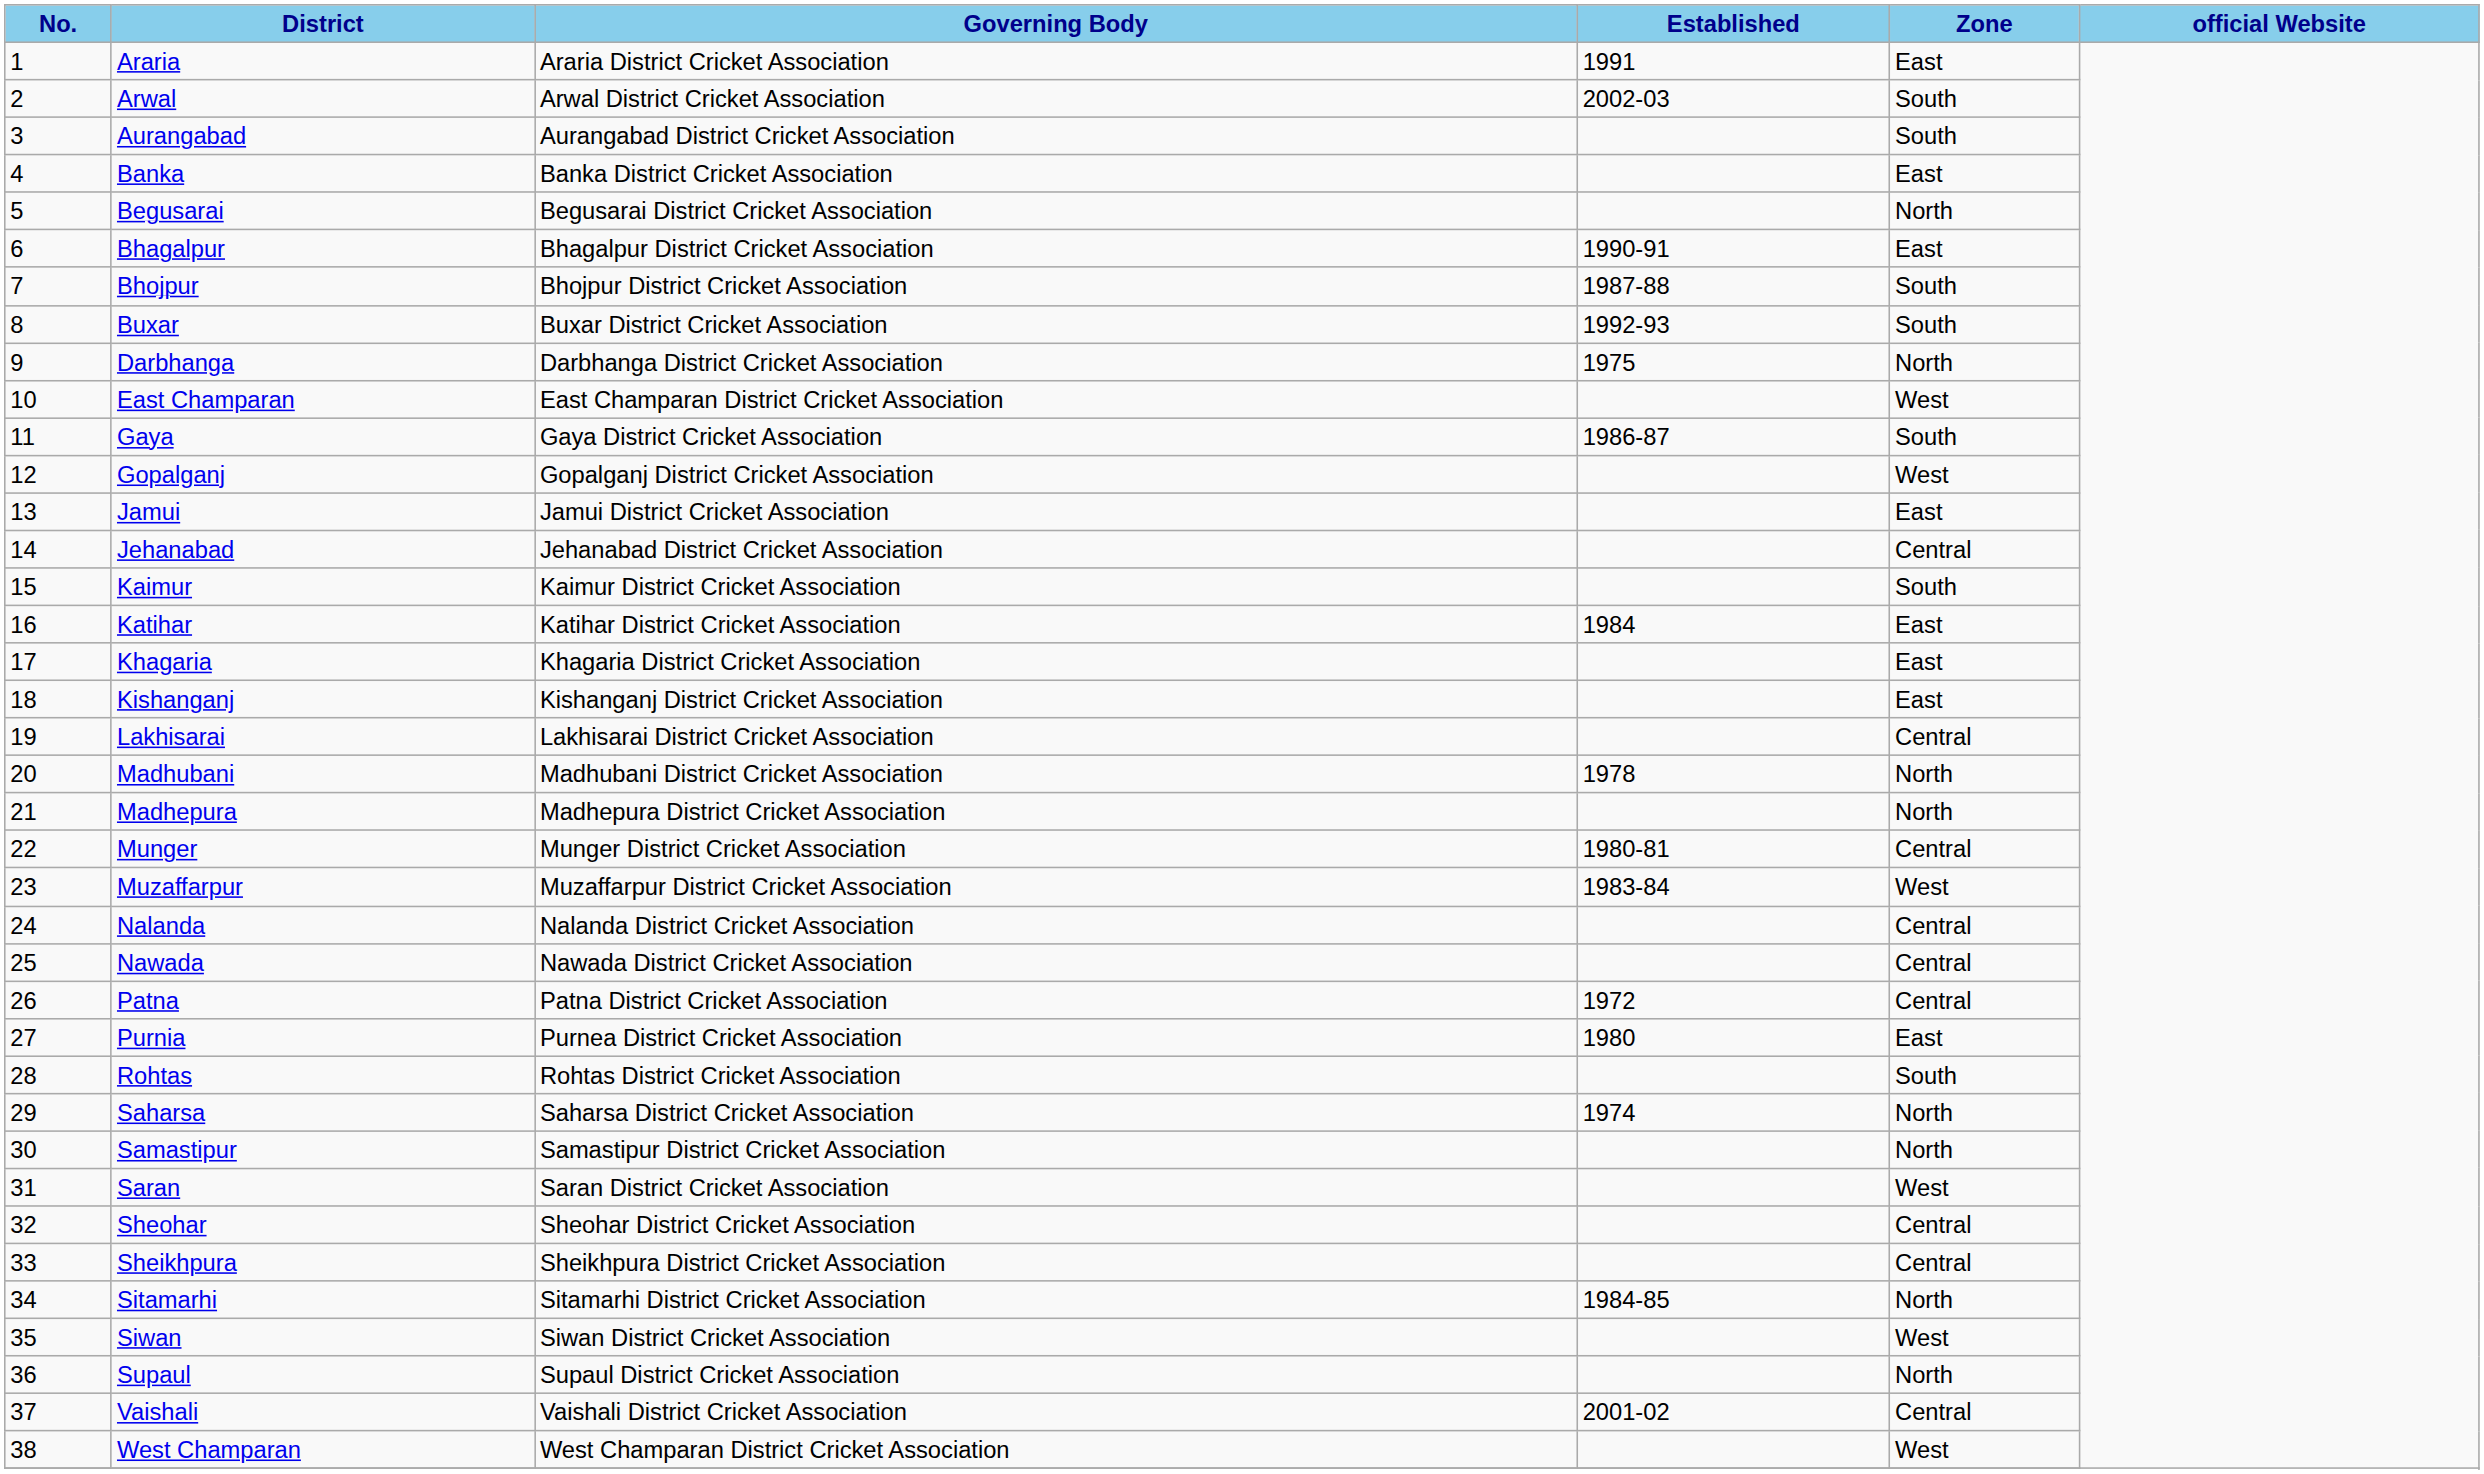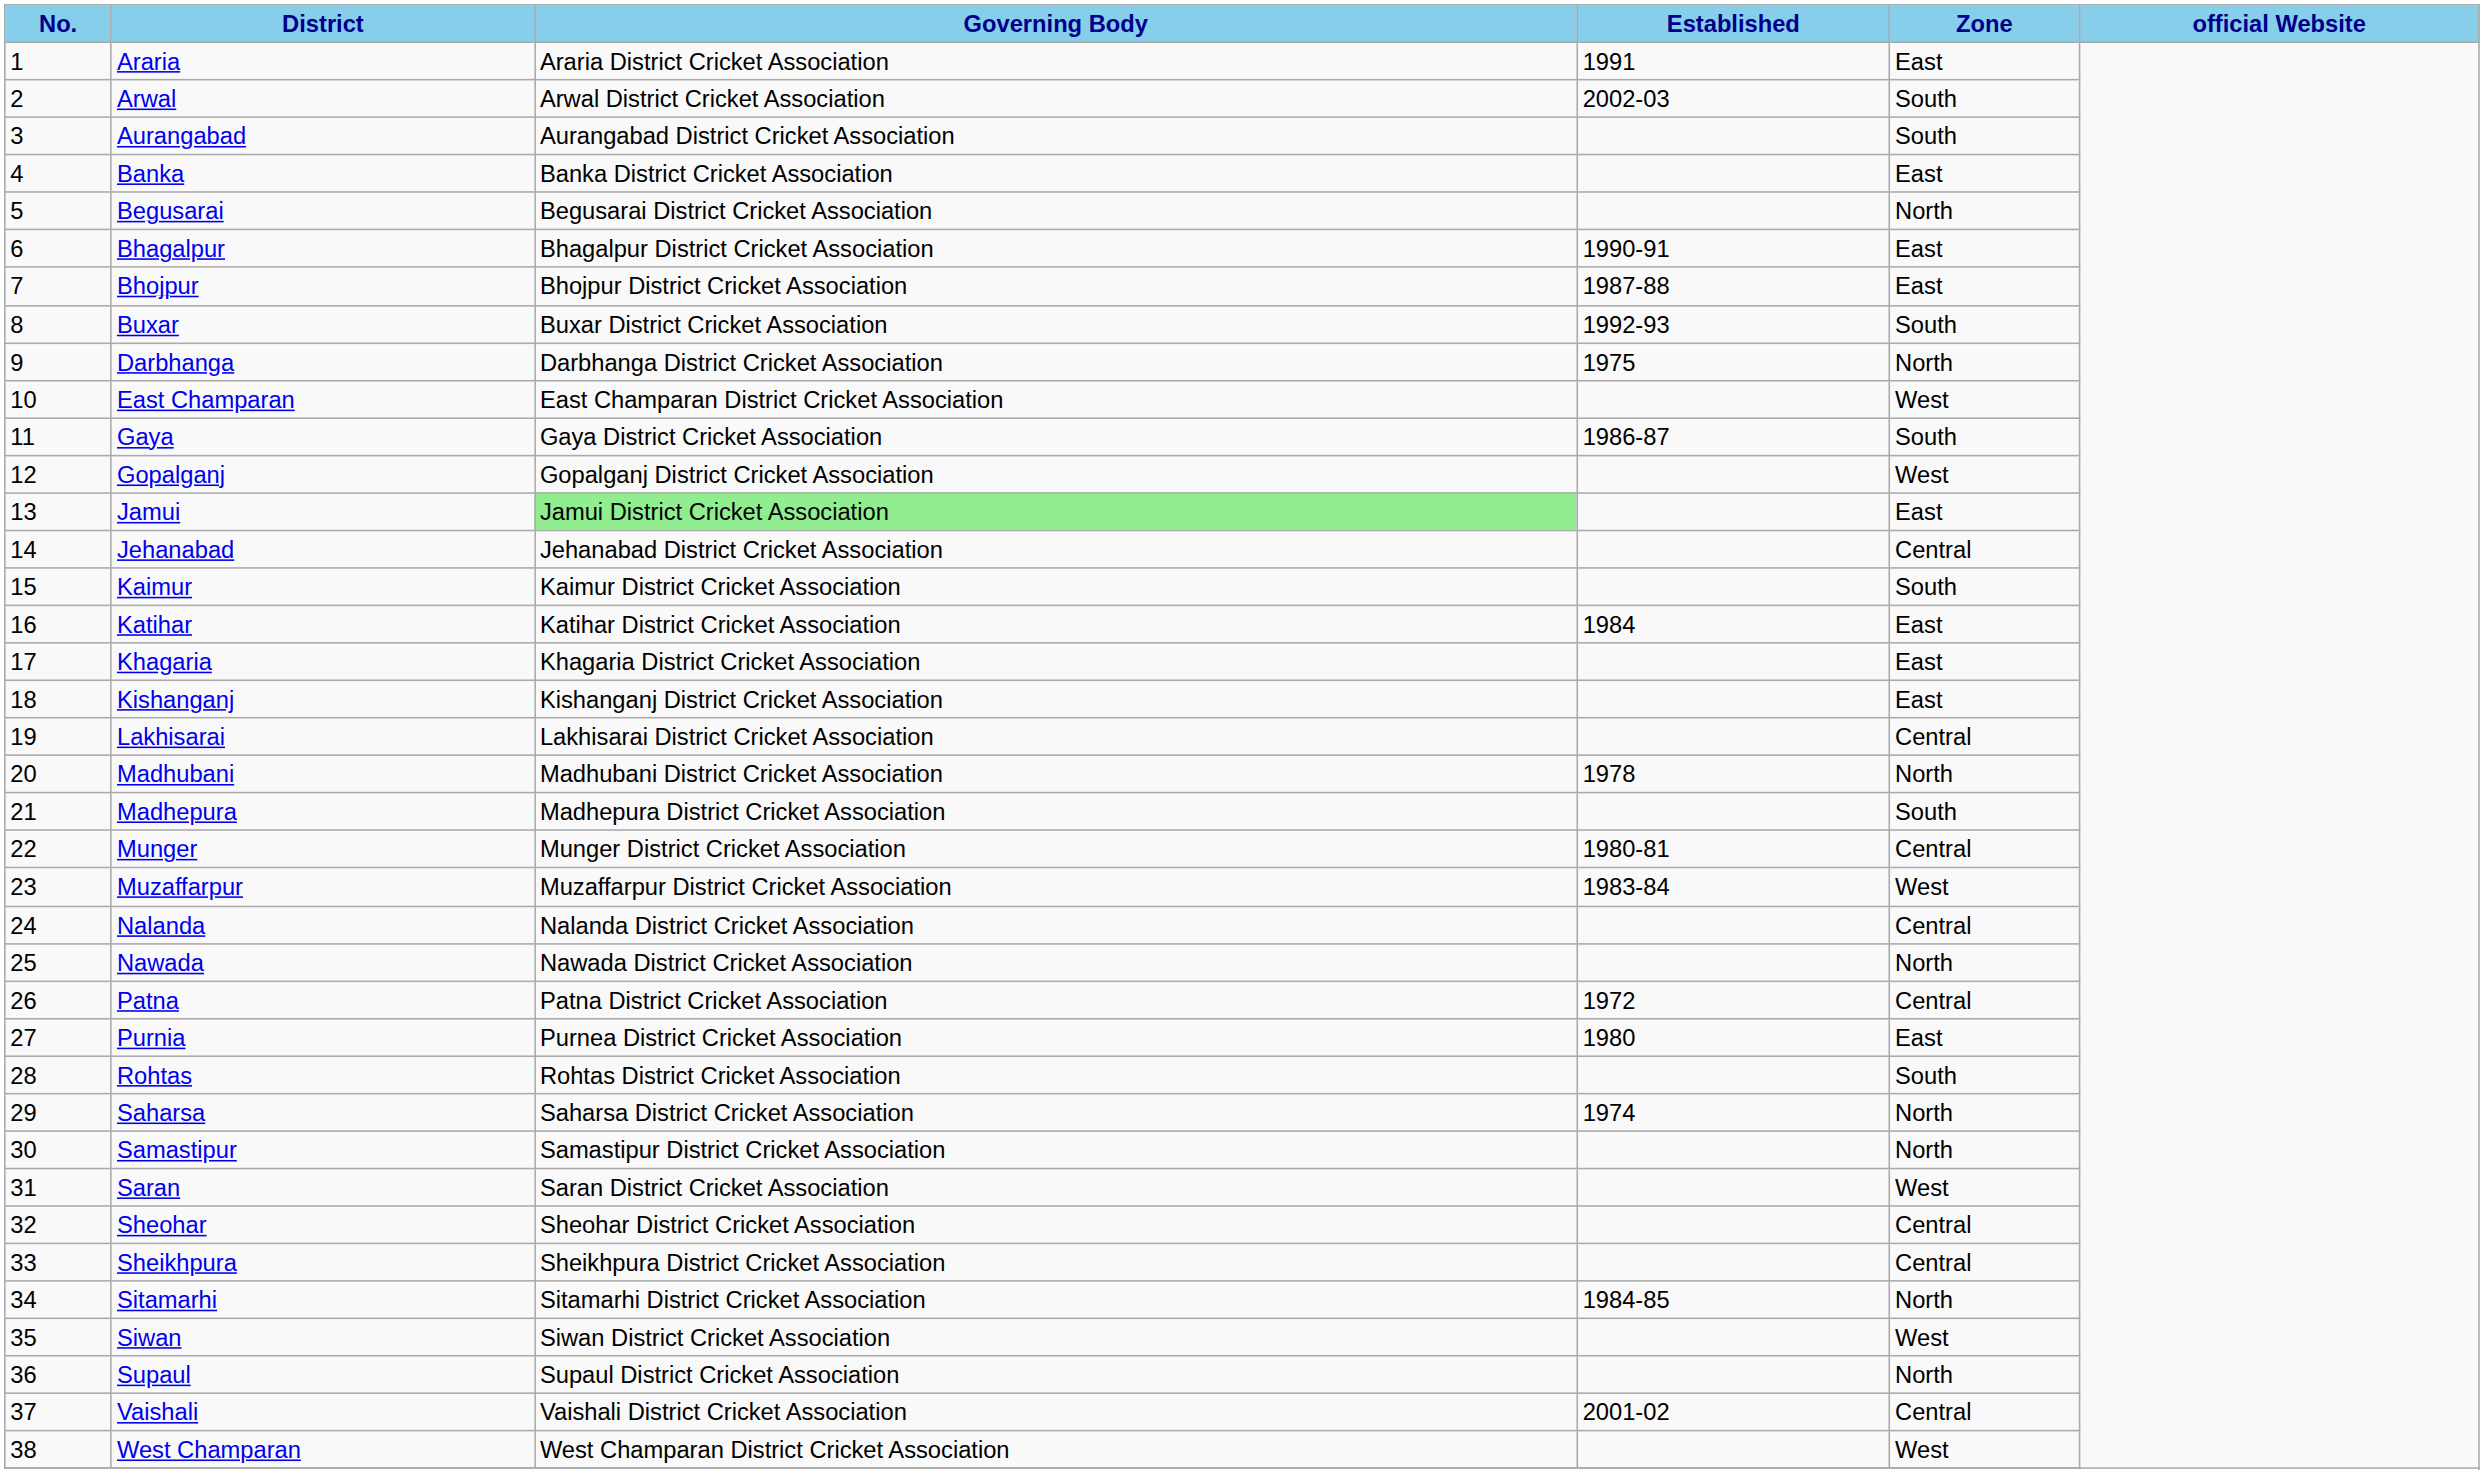(1926, 286) South -> (1919, 286) East
(714, 512) no background -> (714, 512) lightgreen background
(1924, 812) North -> (1926, 812) South
(1933, 962) Central -> (1924, 962) North
